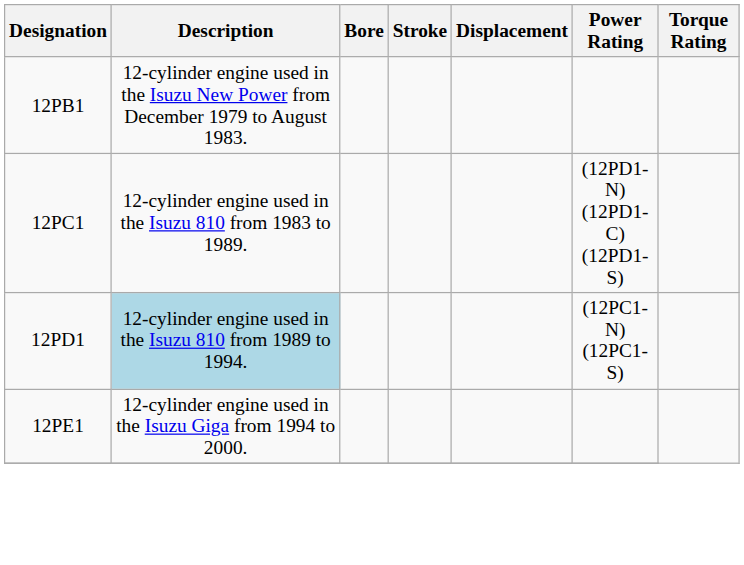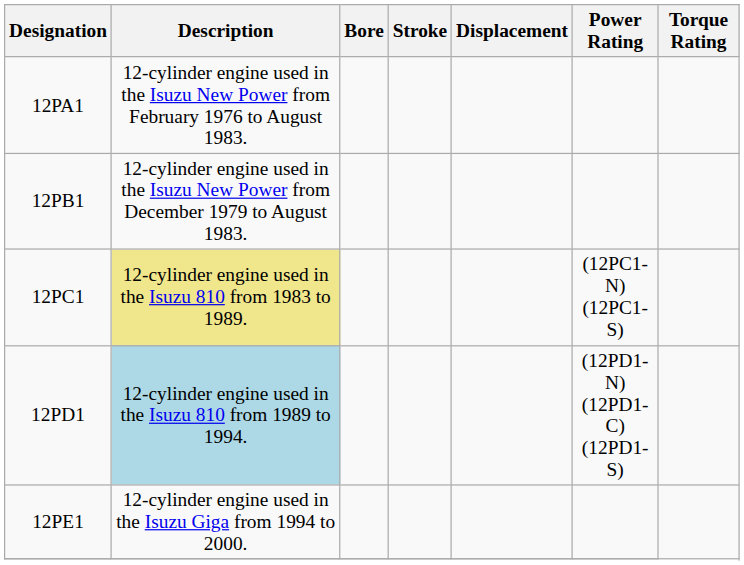+ row: (58, 105)
(226, 222) no background -> (226, 297) khaki background
(615, 222) (12PD1-N) (12PD1-C) (12PD1-S) -> (615, 297) (12PC1-N) (12PC1-S)
(615, 340) (12PC1-N) (12PC1-S) -> (615, 414) (12PD1-N) (12PD1-C) (12PD1-S)
